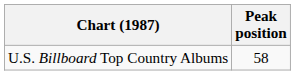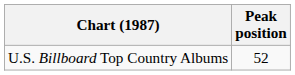(261, 57) 58 -> (261, 57) 52
